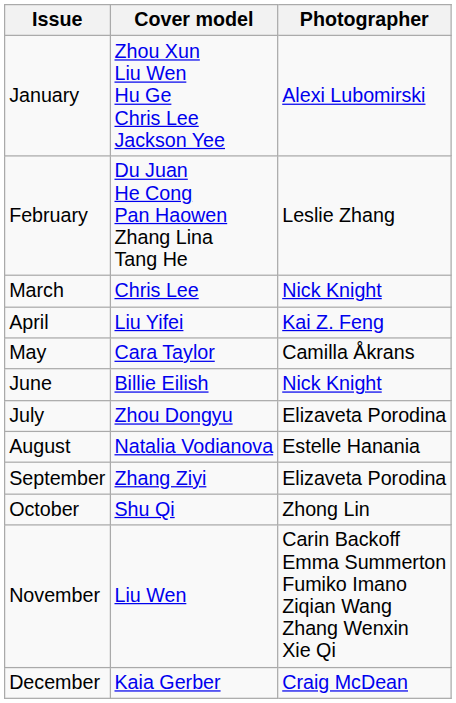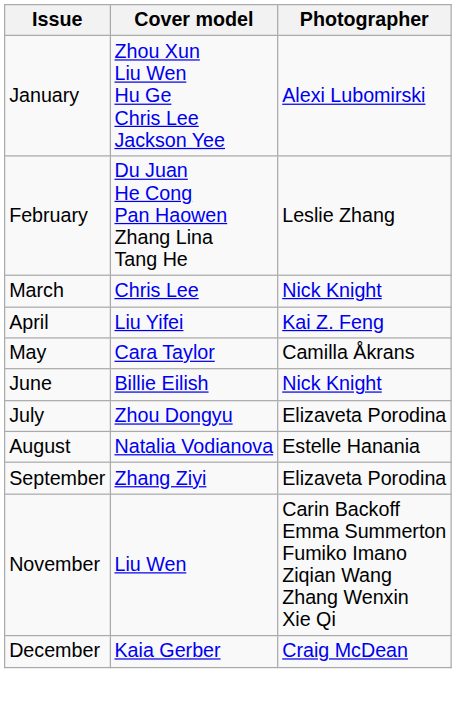- row: (44, 509)
